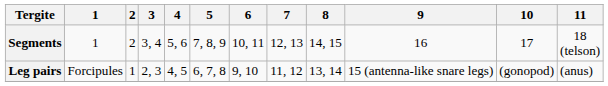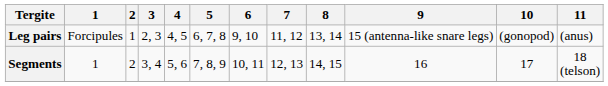rows swapped: (35, 43) <-> (35, 71)
